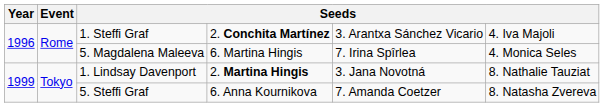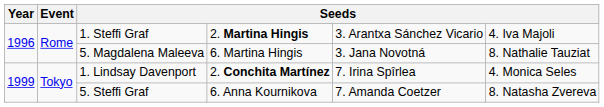(270, 33) 2. Conchita Martínez -> (259, 33) 2. Martina Hingis
(375, 53) 7. Irina Spîrlea -> (380, 53) 3. Jana Novotná
(533, 53) 4. Monica Seles -> (539, 53) 8. Nathalie Tauziat
(259, 72) 2. Martina Hingis -> (270, 72) 2. Conchita Martínez
(380, 72) 3. Jana Novotná -> (375, 72) 7. Irina Spîrlea
(539, 72) 8. Nathalie Tauziat -> (533, 72) 4. Monica Seles
